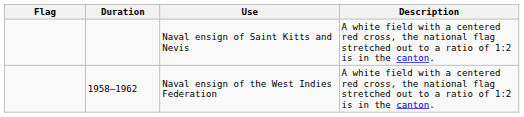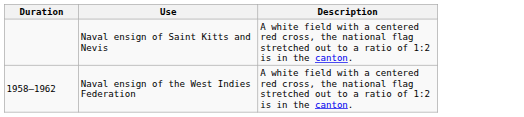- column: (45, 12)
